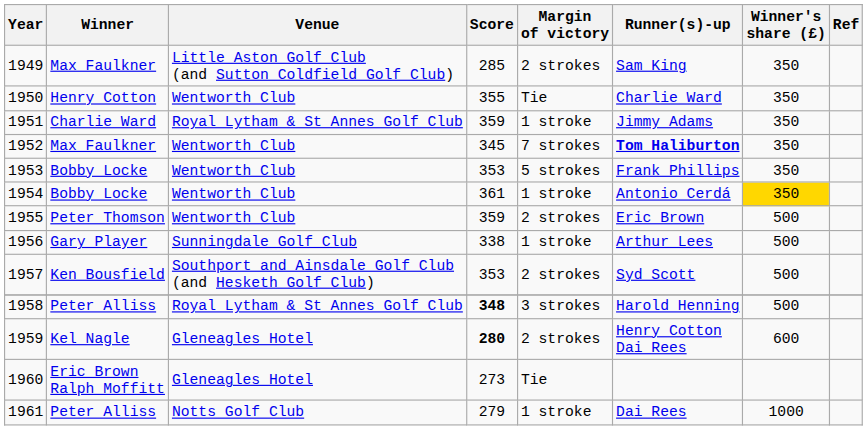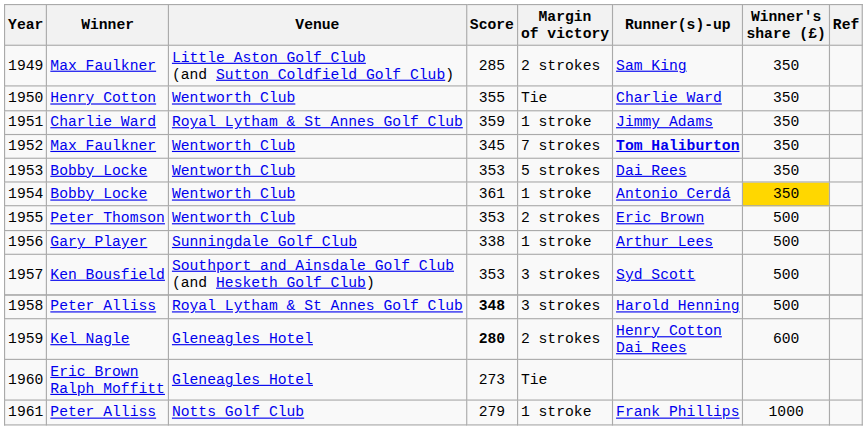(678, 170) Frank Phillips -> (651, 170) Dai Rees
(492, 218) 359 -> (492, 218) 353
(561, 274) 2 strokes -> (561, 274) 3 strokes
(651, 413) Dai Rees -> (678, 413) Frank Phillips
